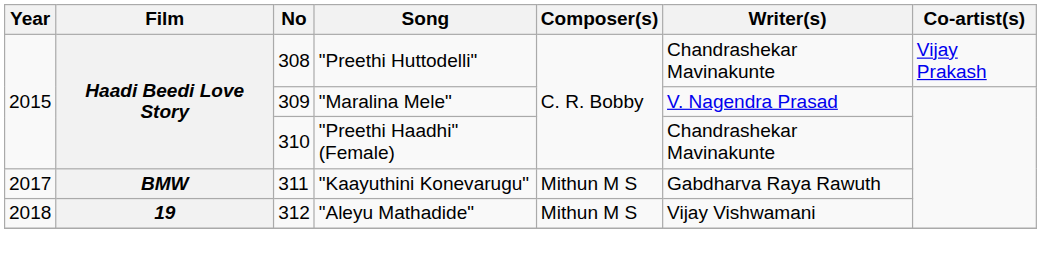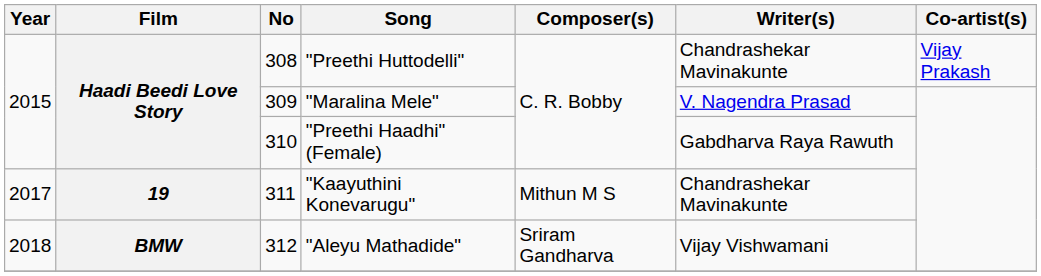(732, 142) Chandrashekar Mavinakunte -> (787, 142) Gabdharva Raya Rawuth
(165, 183) BMW -> (158, 193) 19
(774, 183) Gabdharva Raya Rawuth -> (745, 193) Chandrashekar Mavinakunte
(165, 213) 19 -> (158, 245) BMW
(589, 213) Mithun M S -> (567, 245) Sriram Gandharva
